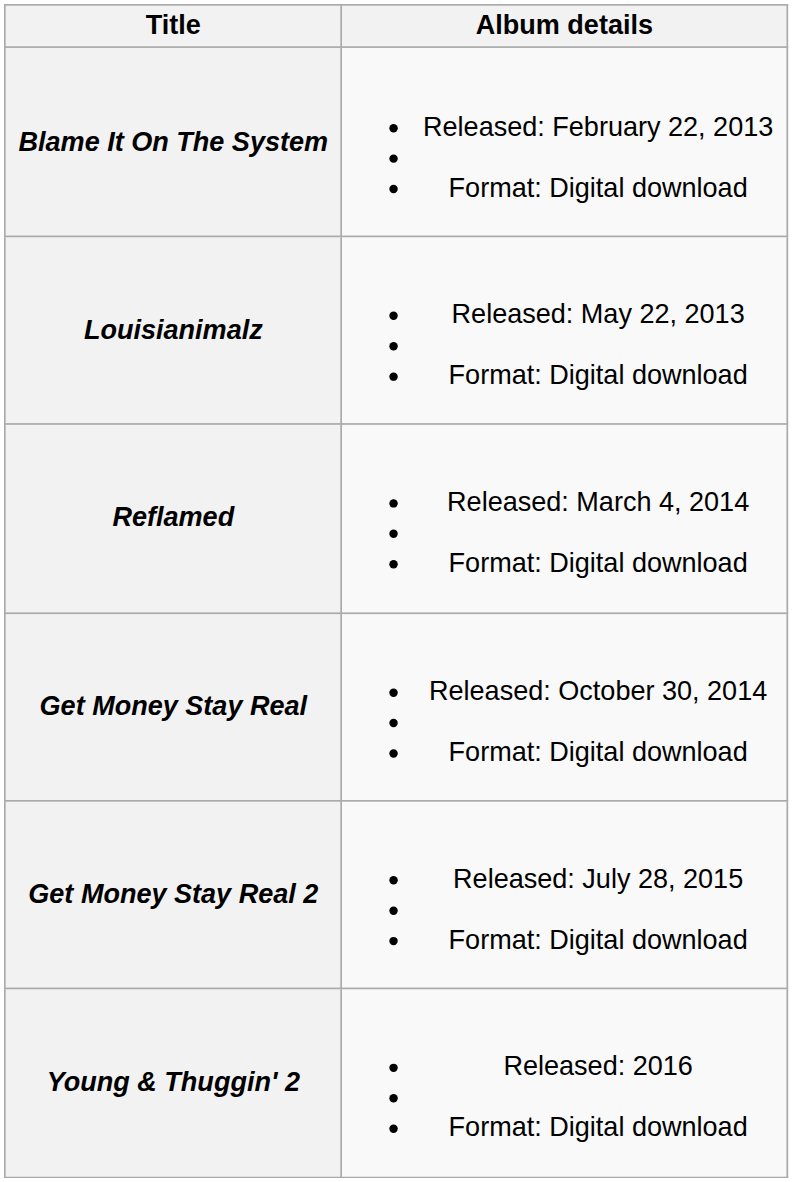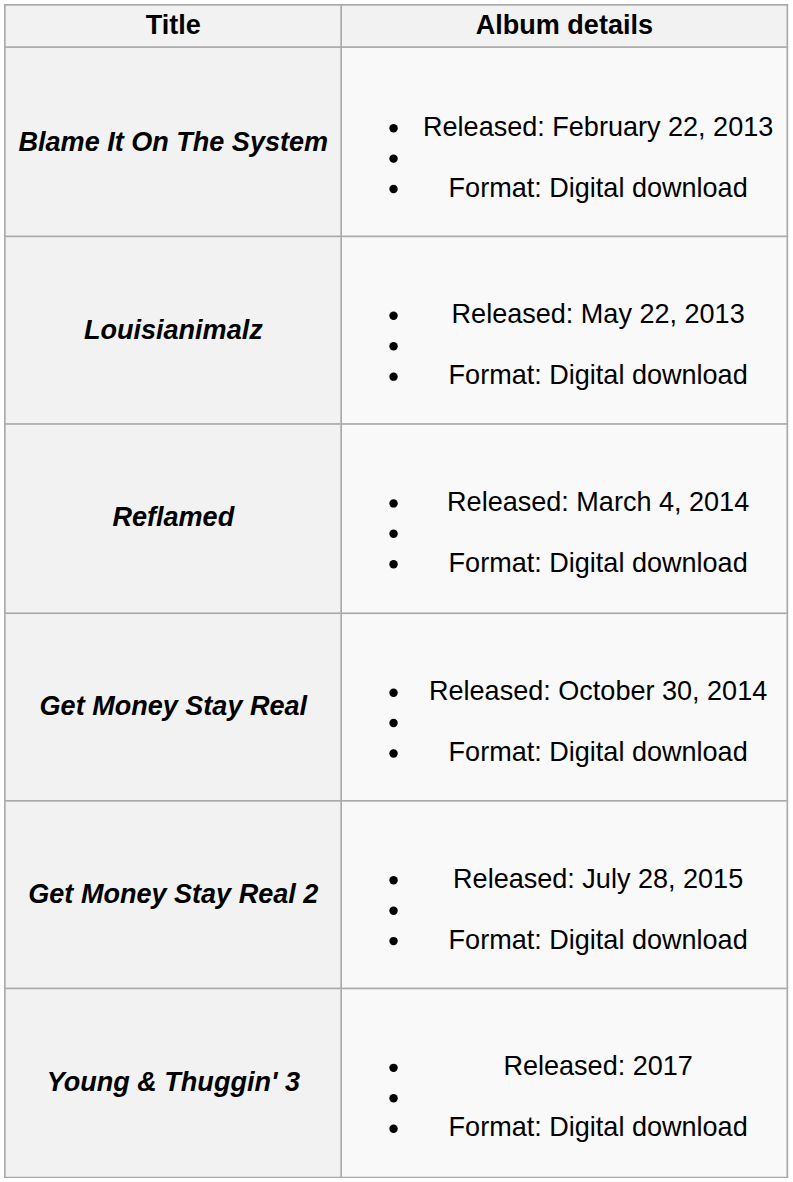- row: (173, 1082)
+ row: (173, 1082)
